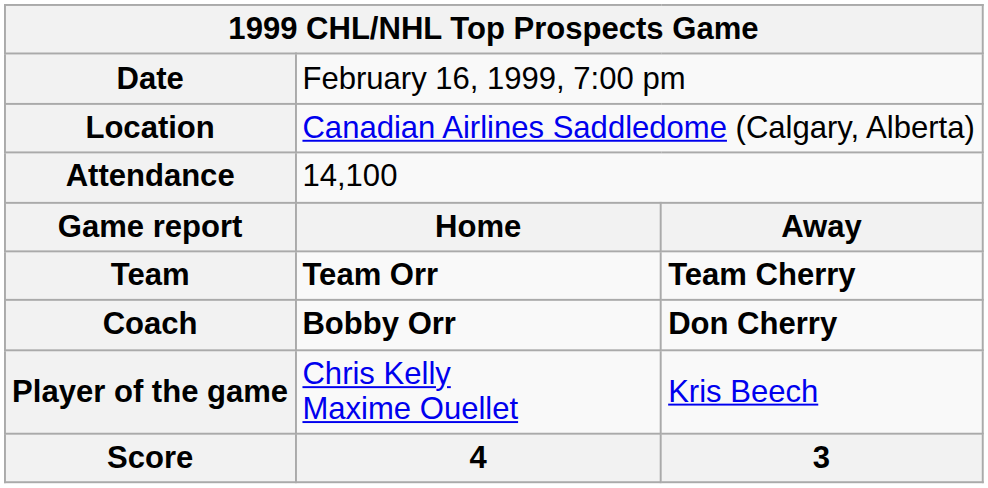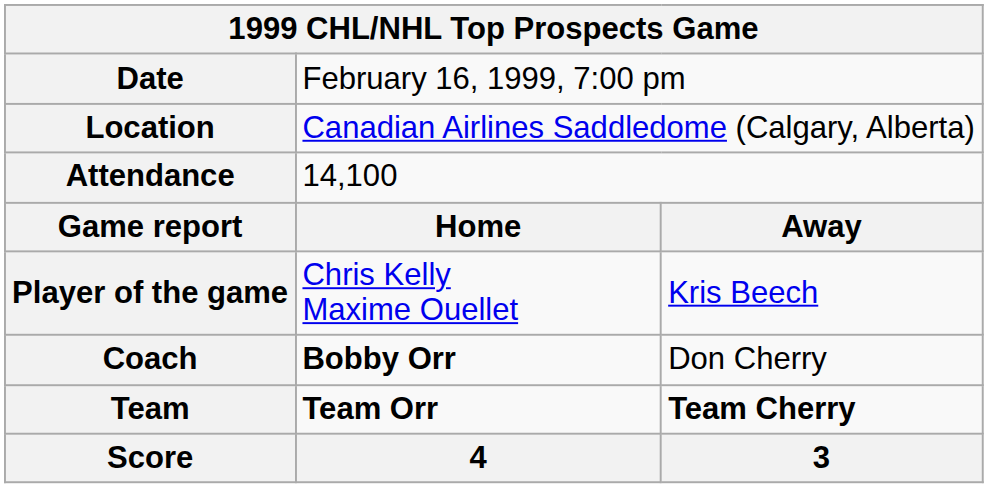rows swapped: (150, 275) <-> (150, 391)
(753, 324) bold -> (748, 359) normal
